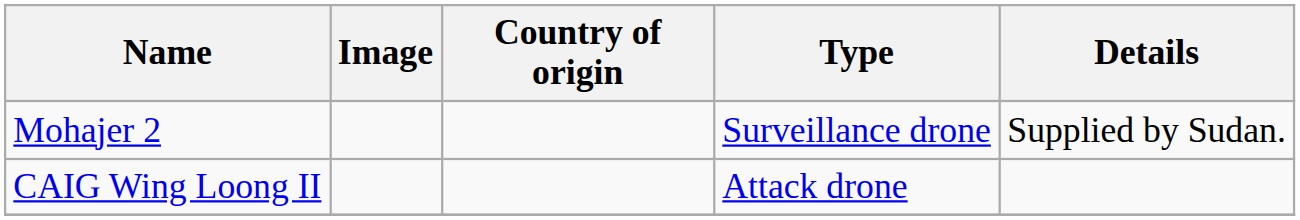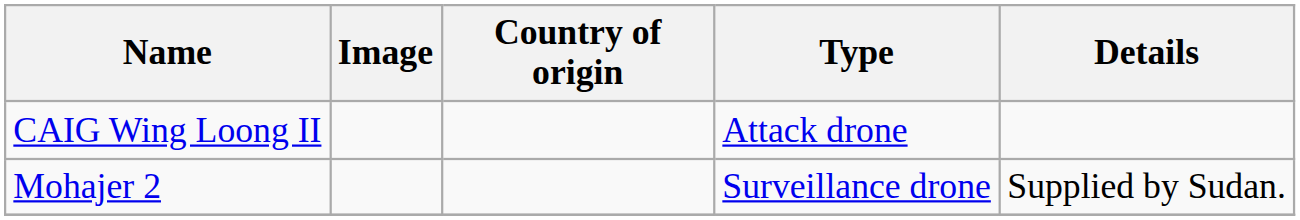rows swapped: (167, 186) <-> (87, 129)
